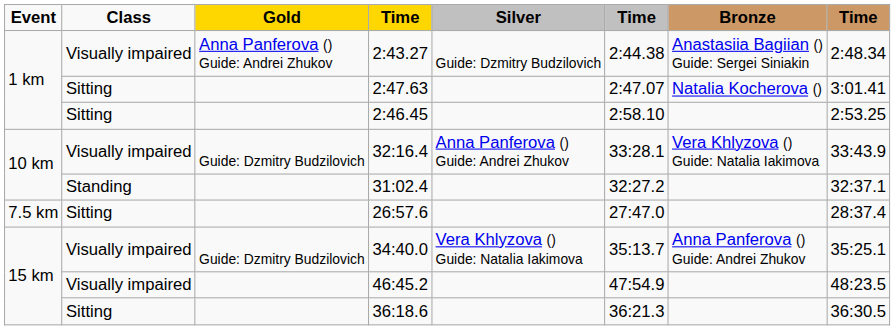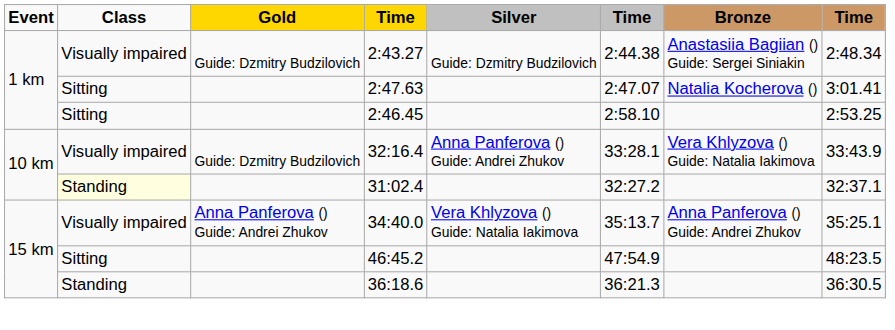(266, 53) Anna Panferova () Guide: Andrei Zhukov -> (277, 63) Guide: Dzmitry Budzilovich
(99, 187) no background -> (94, 187) lightyellow background
- row: (400, 213)
(282, 259) Guide: Dzmitry Budzilovich -> (261, 222) Anna Panferova () Guide: Andrei Zhukov
(129, 284) Visually impaired -> (84, 258) Sitting
(89, 311) Sitting -> (94, 284) Standing
